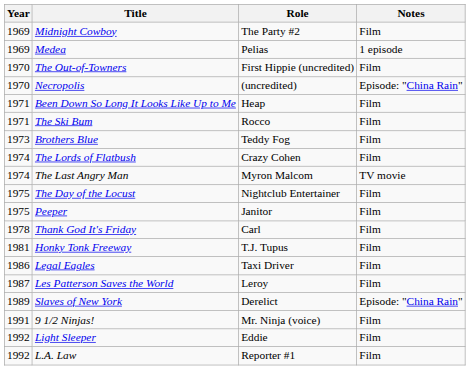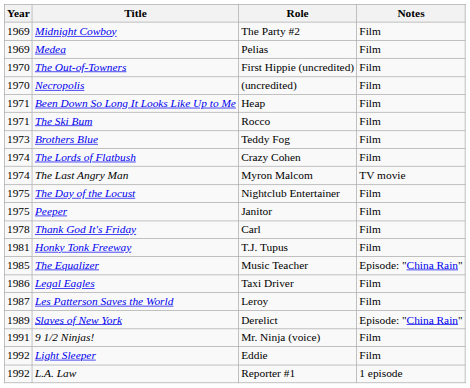(381, 49) 1 episode -> (370, 49) Film
(411, 85) Episode: "China Rain" -> (370, 85) Film
+ row: (67, 265)
(370, 355) Film -> (381, 373) 1 episode
